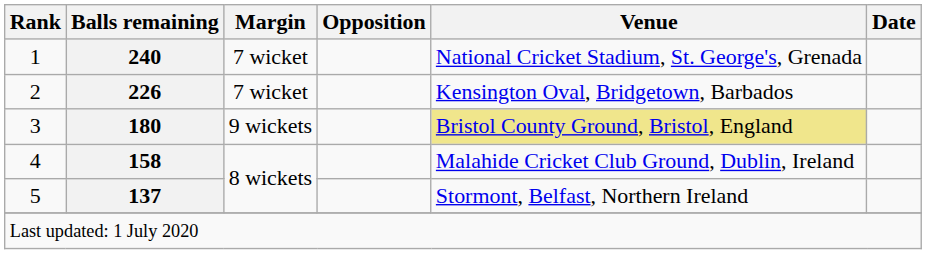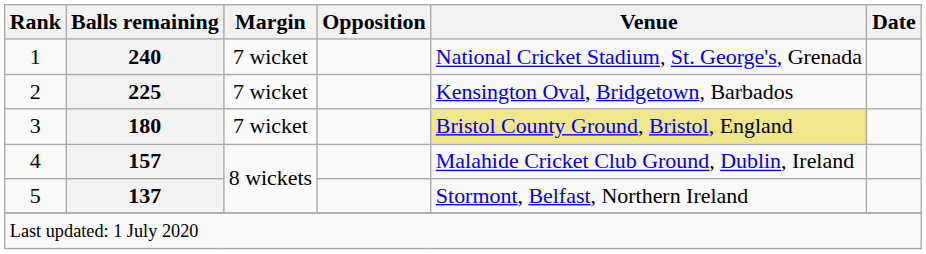(145, 91) 226 -> (145, 91) 225
(270, 126) 9 wickets -> (270, 126) 7 wicket
(145, 160) 158 -> (145, 160) 157
